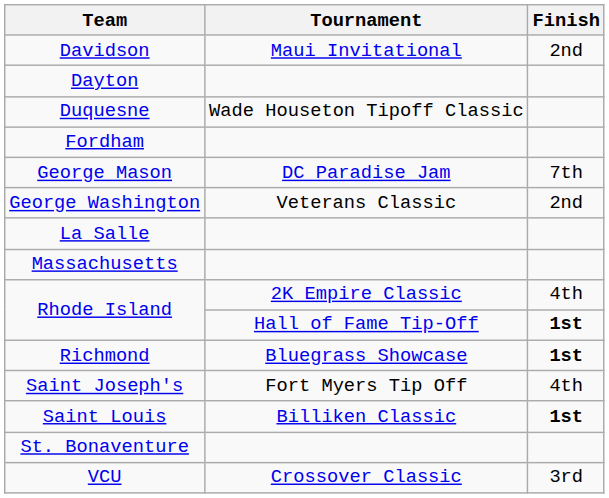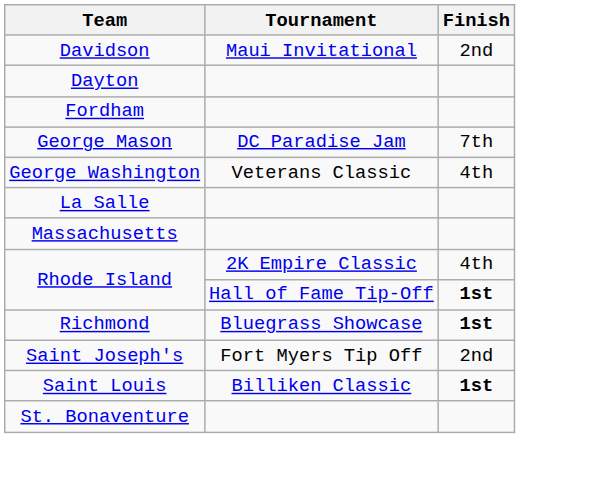- row: (105, 112)
(566, 203) 2nd -> (476, 173) 4th
(566, 386) 4th -> (476, 356) 2nd
- row: (105, 478)
